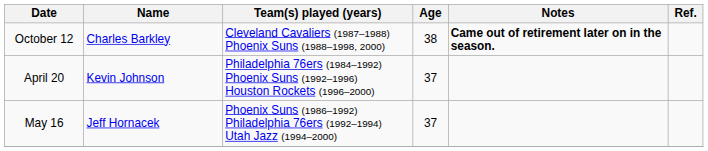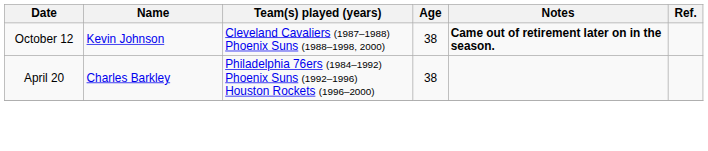(128, 39) Charles Barkley -> (125, 39) Kevin Johnson
(125, 78) Kevin Johnson -> (128, 78) Charles Barkley
(430, 78) 37 -> (430, 78) 38
- row: (44, 123)
